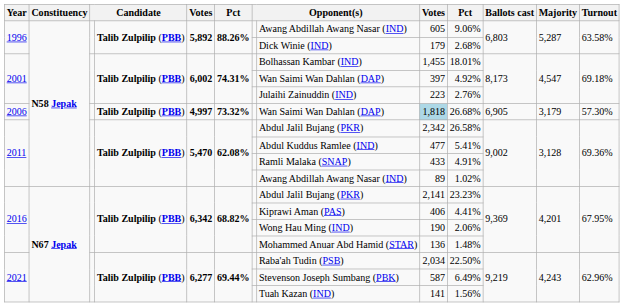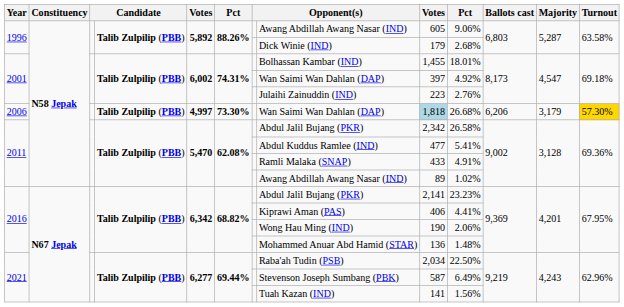(233, 112) 73.32% -> (233, 112) 73.30%
(497, 112) 6,905 -> (497, 112) 6,206
(597, 112) no background -> (597, 112) gold background
